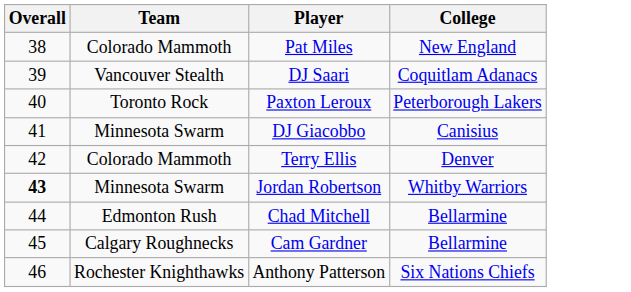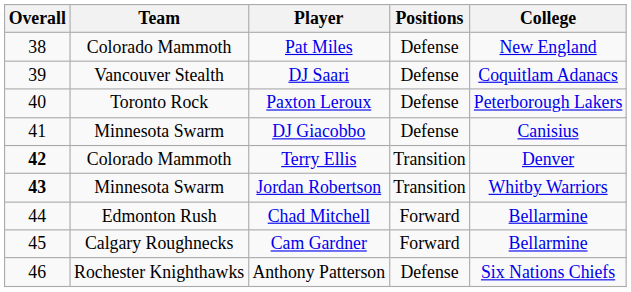+ column: (429, 18)
(37, 159) normal -> (37, 159) bold
